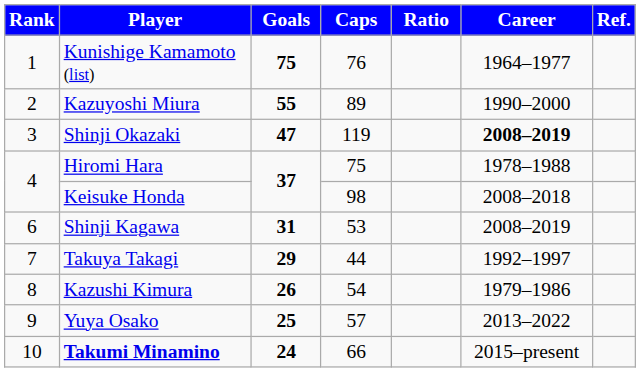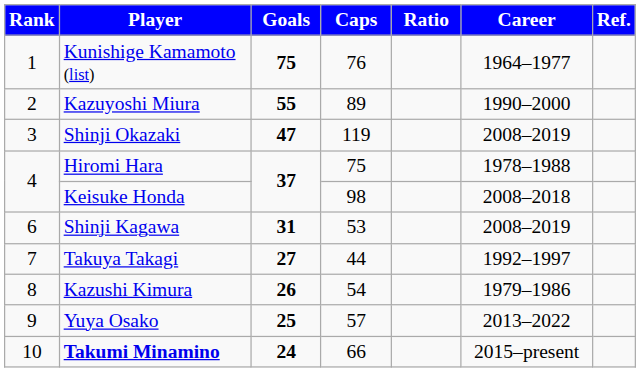(527, 134) bold -> (527, 134) normal
(286, 258) 29 -> (286, 258) 27
